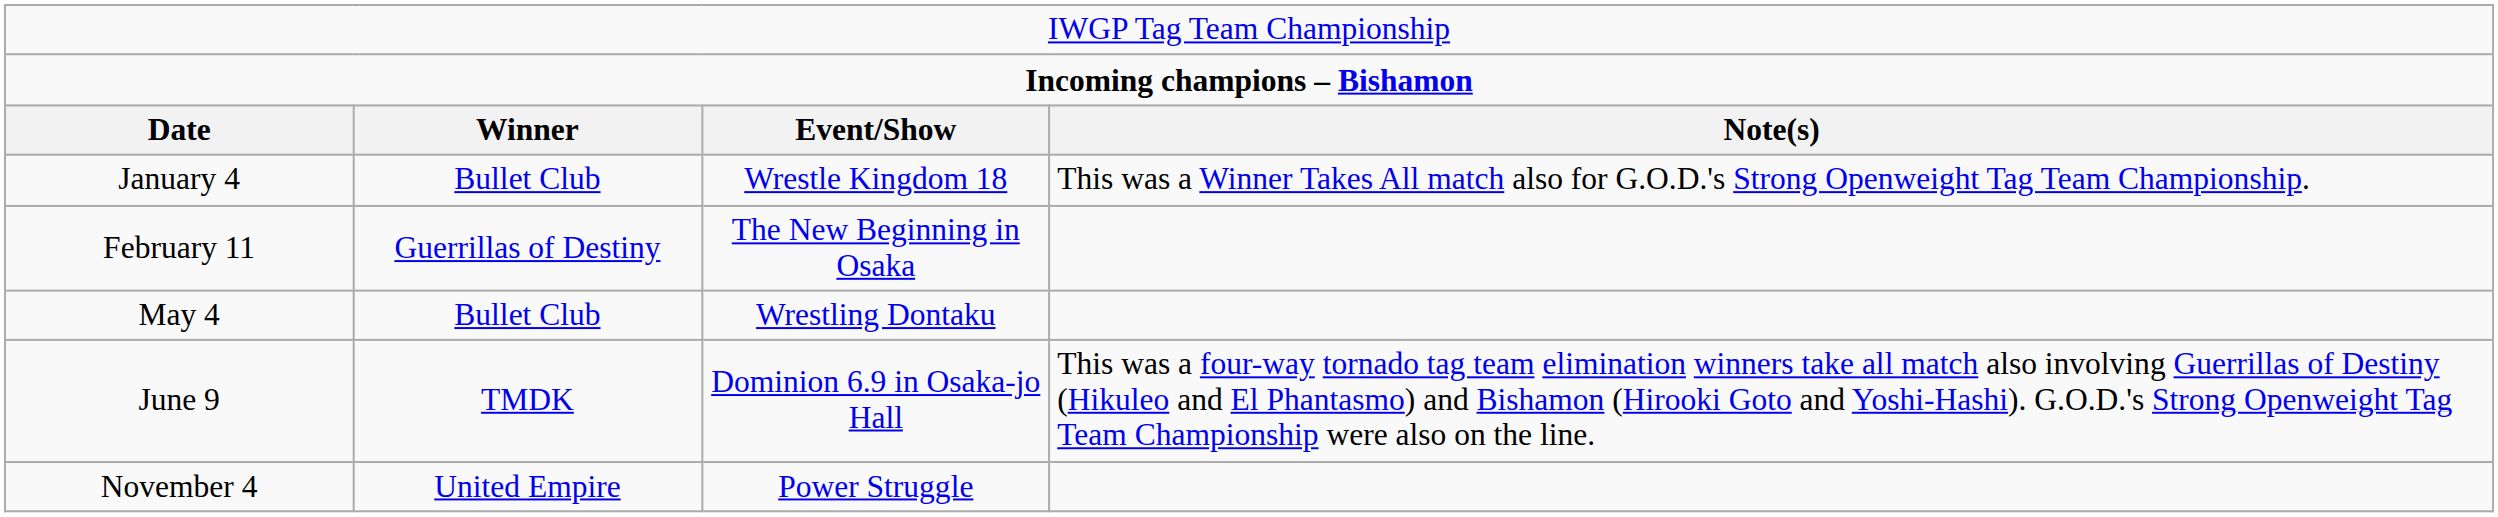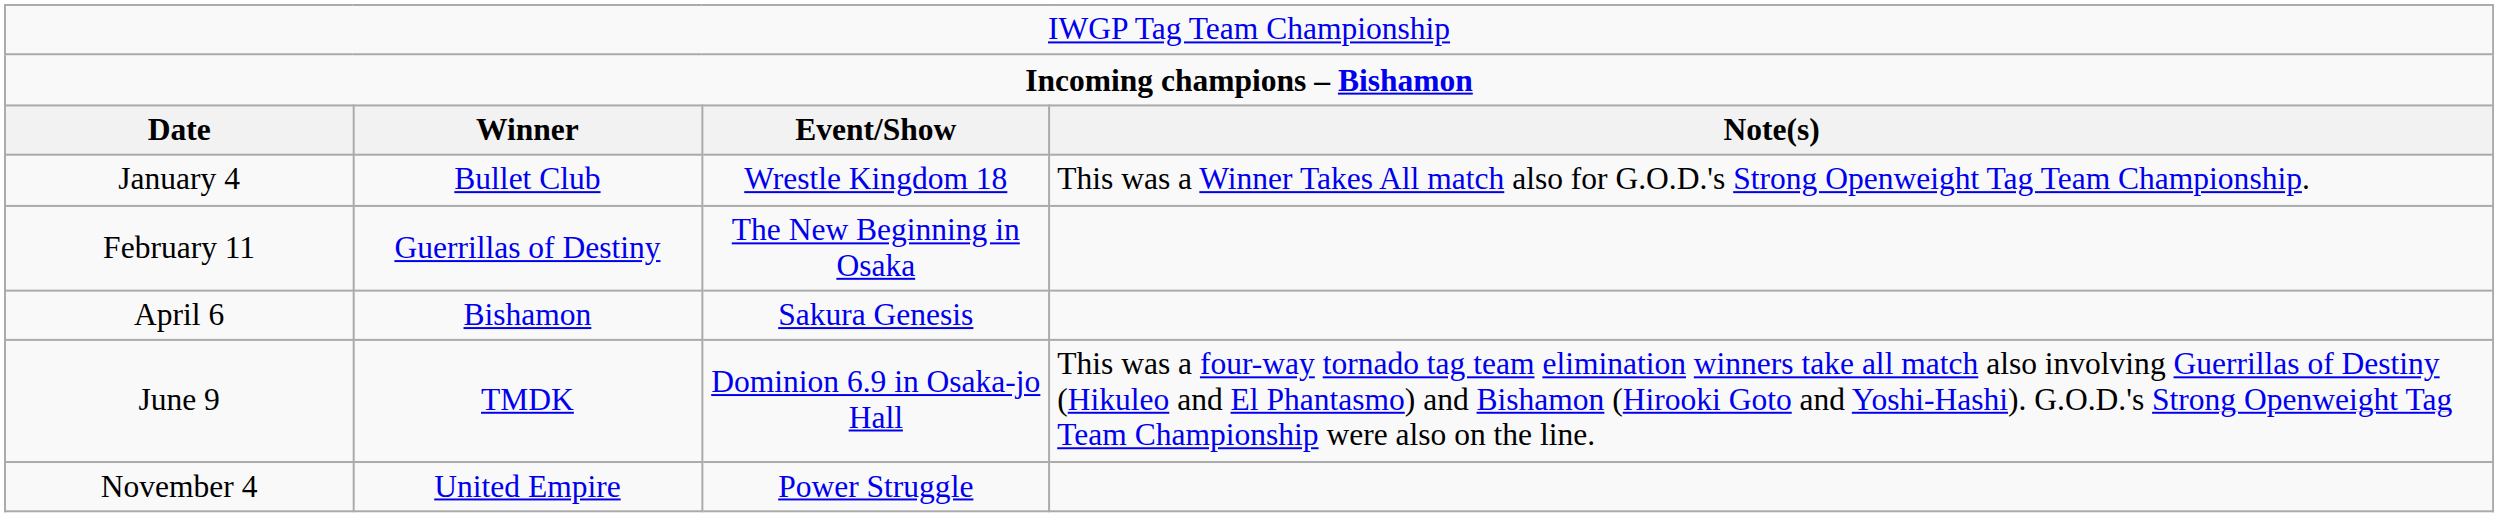+ row: (179, 314)
- row: (179, 314)
